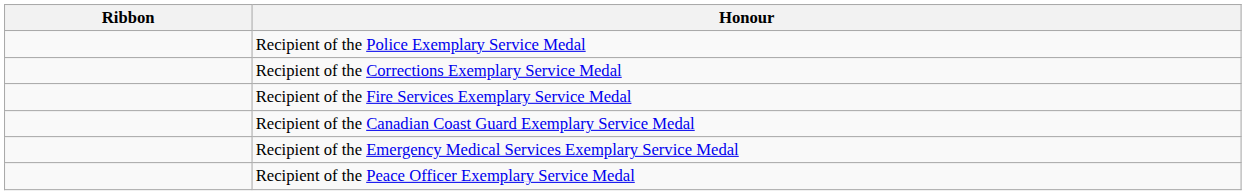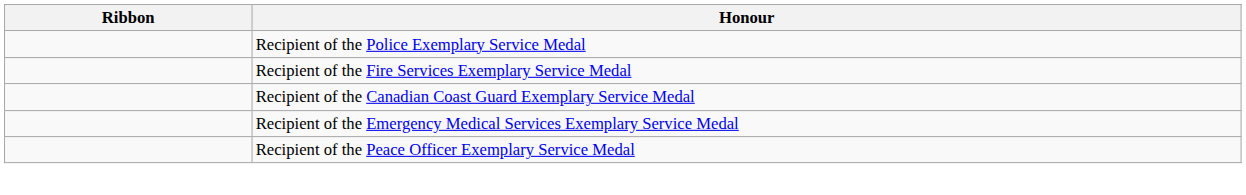- row: (439, 70)
